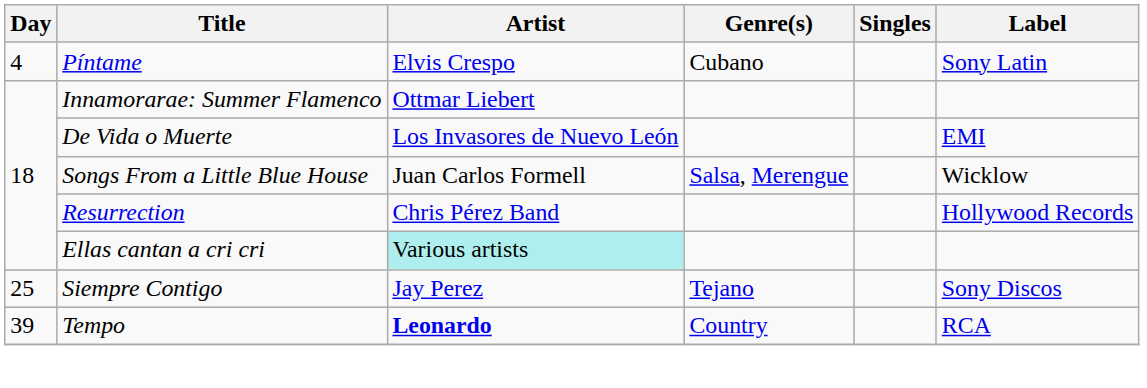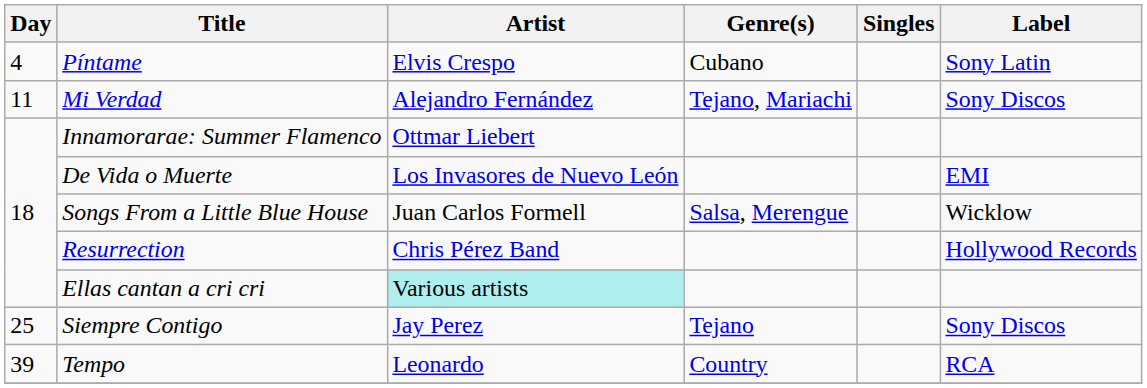+ row: (112, 99)
(442, 325) bold -> (438, 363) normal
